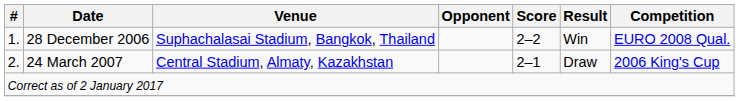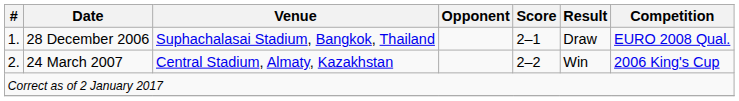(528, 39) 2–2 -> (528, 39) 2–1
(576, 39) Win -> (580, 39) Draw
(528, 62) 2–1 -> (528, 62) 2–2
(580, 62) Draw -> (576, 62) Win
